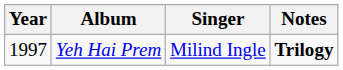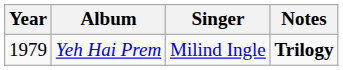(28, 49) 1997 -> (28, 49) 1979
